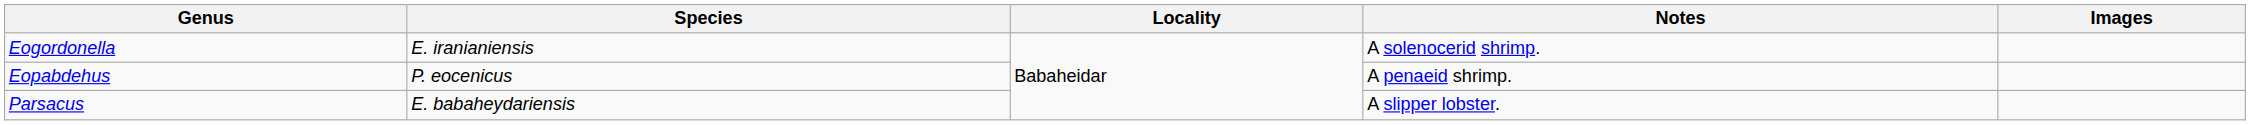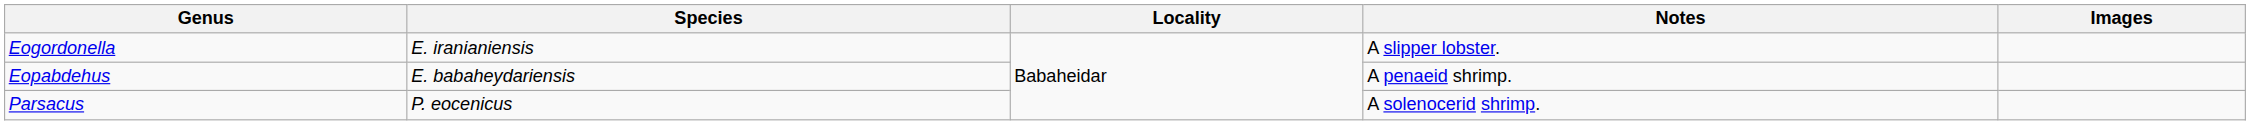(1454, 47) A solenocerid shrimp. -> (1434, 47) A slipper lobster.
(462, 76) P. eocenicus -> (493, 76) E. babaheydariensis
(493, 104) E. babaheydariensis -> (462, 104) P. eocenicus
(1434, 104) A slipper lobster. -> (1454, 104) A solenocerid shrimp.
